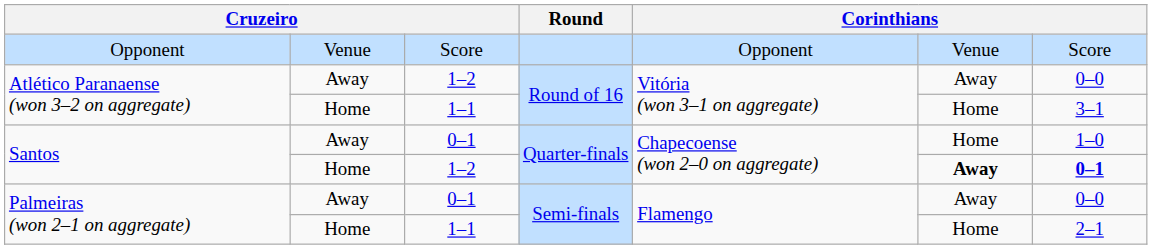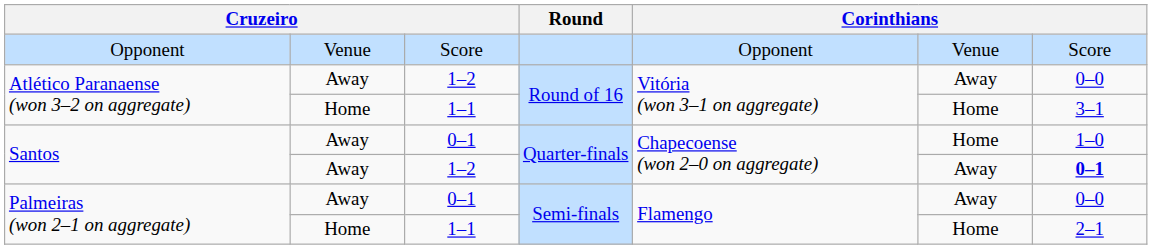(347, 169) Home -> (347, 169) Away
(975, 169) bold -> (975, 169) normal
